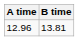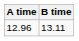(54, 28) 13.81 -> (53, 28) 13.11
